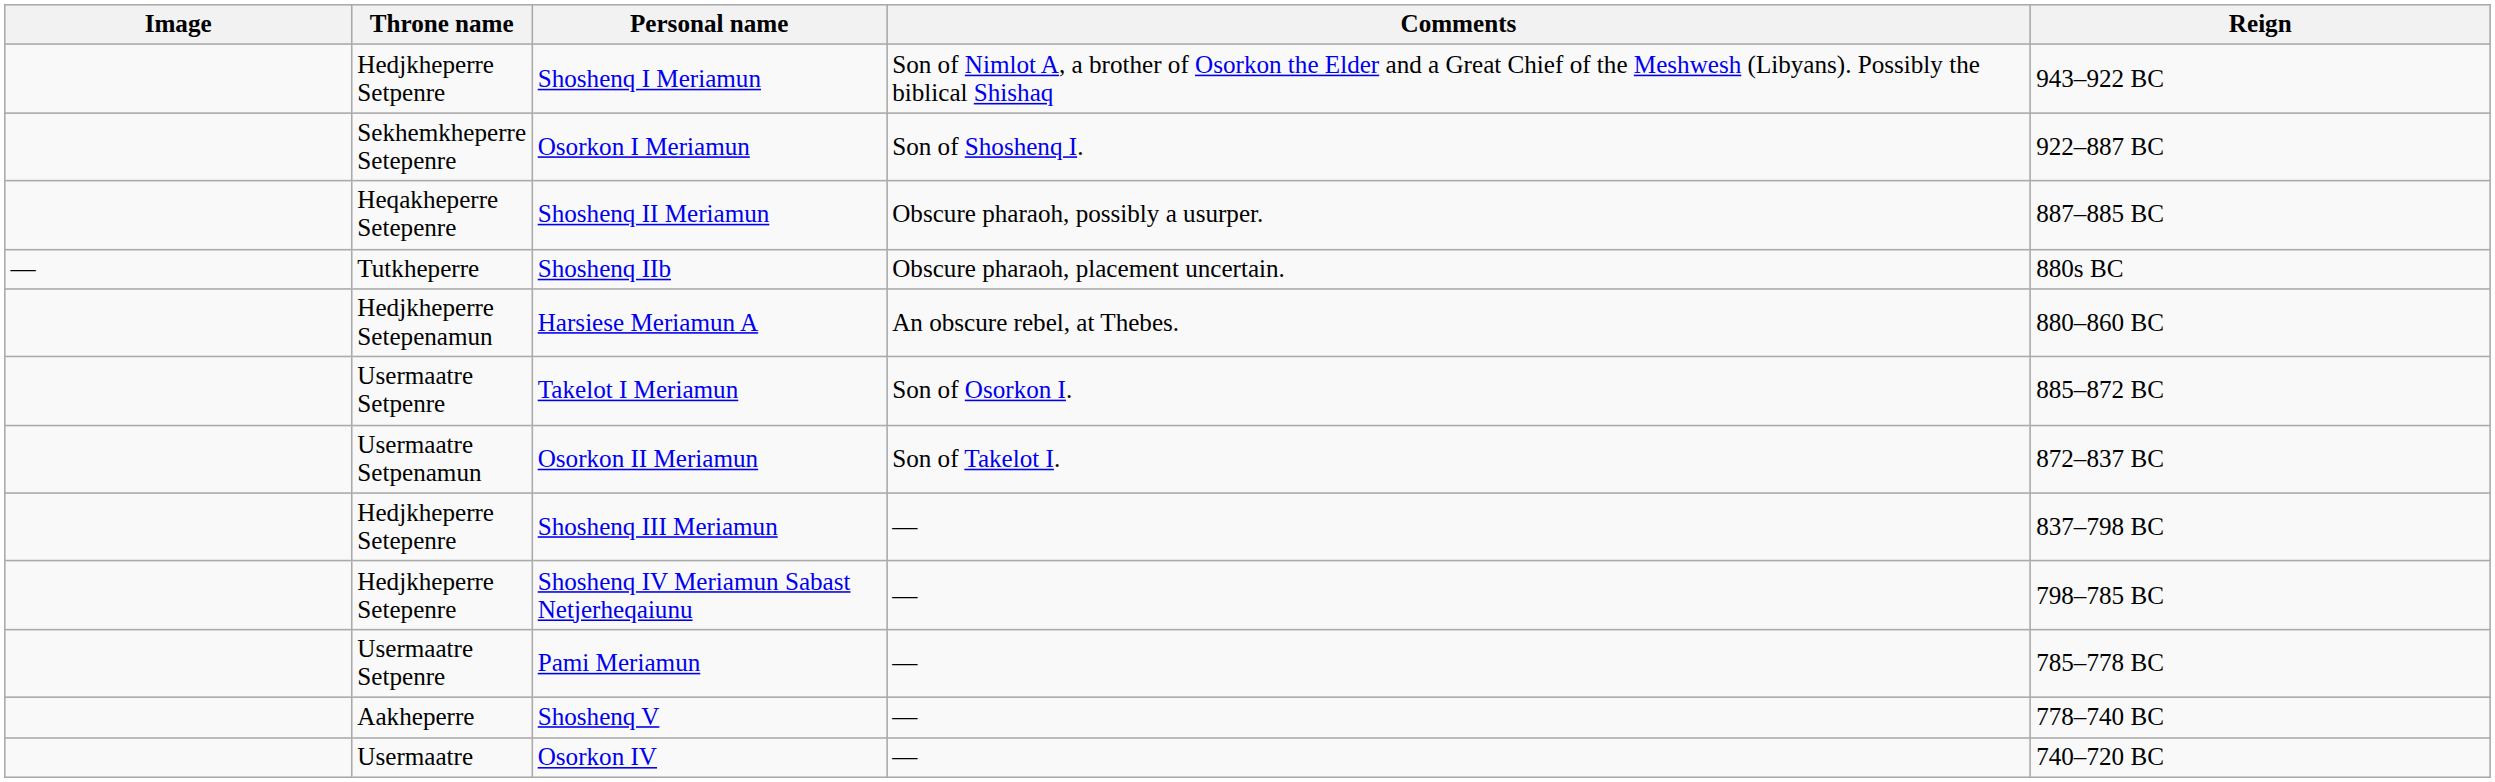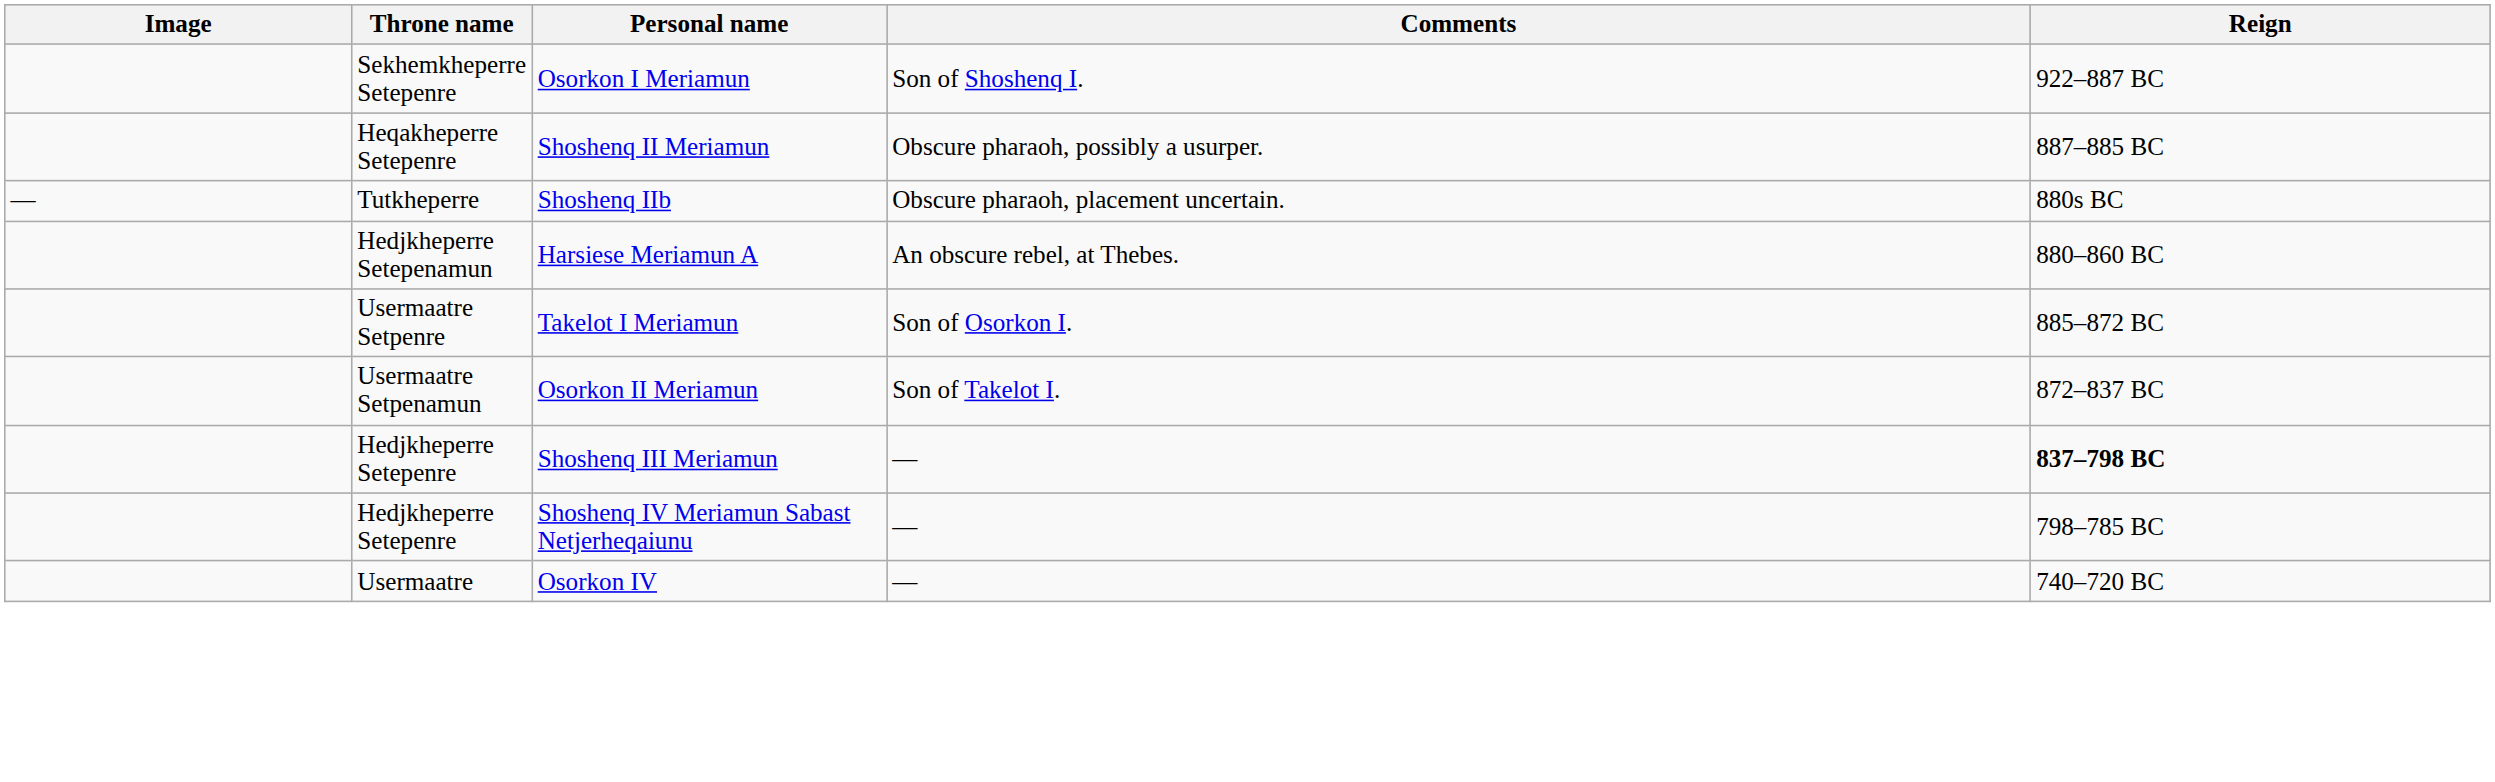- row: (649, 78)
(2100, 526) normal -> (2101, 458) bold
- row: (619, 663)
- row: (599, 716)
